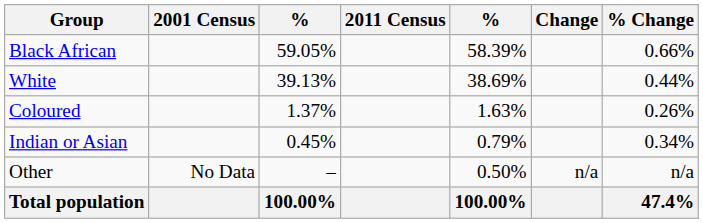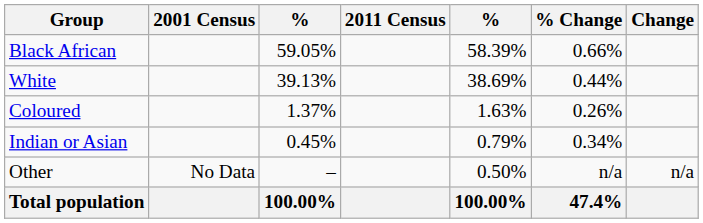columns swapped: (567, 19) <-> (651, 19)
